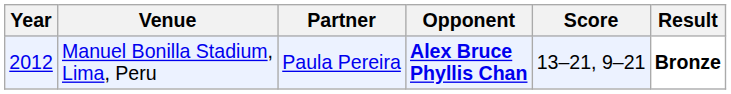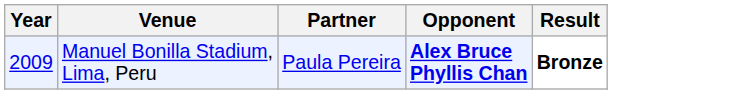- column: (591, 21)
(31, 62) 2012 -> (31, 62) 2009
